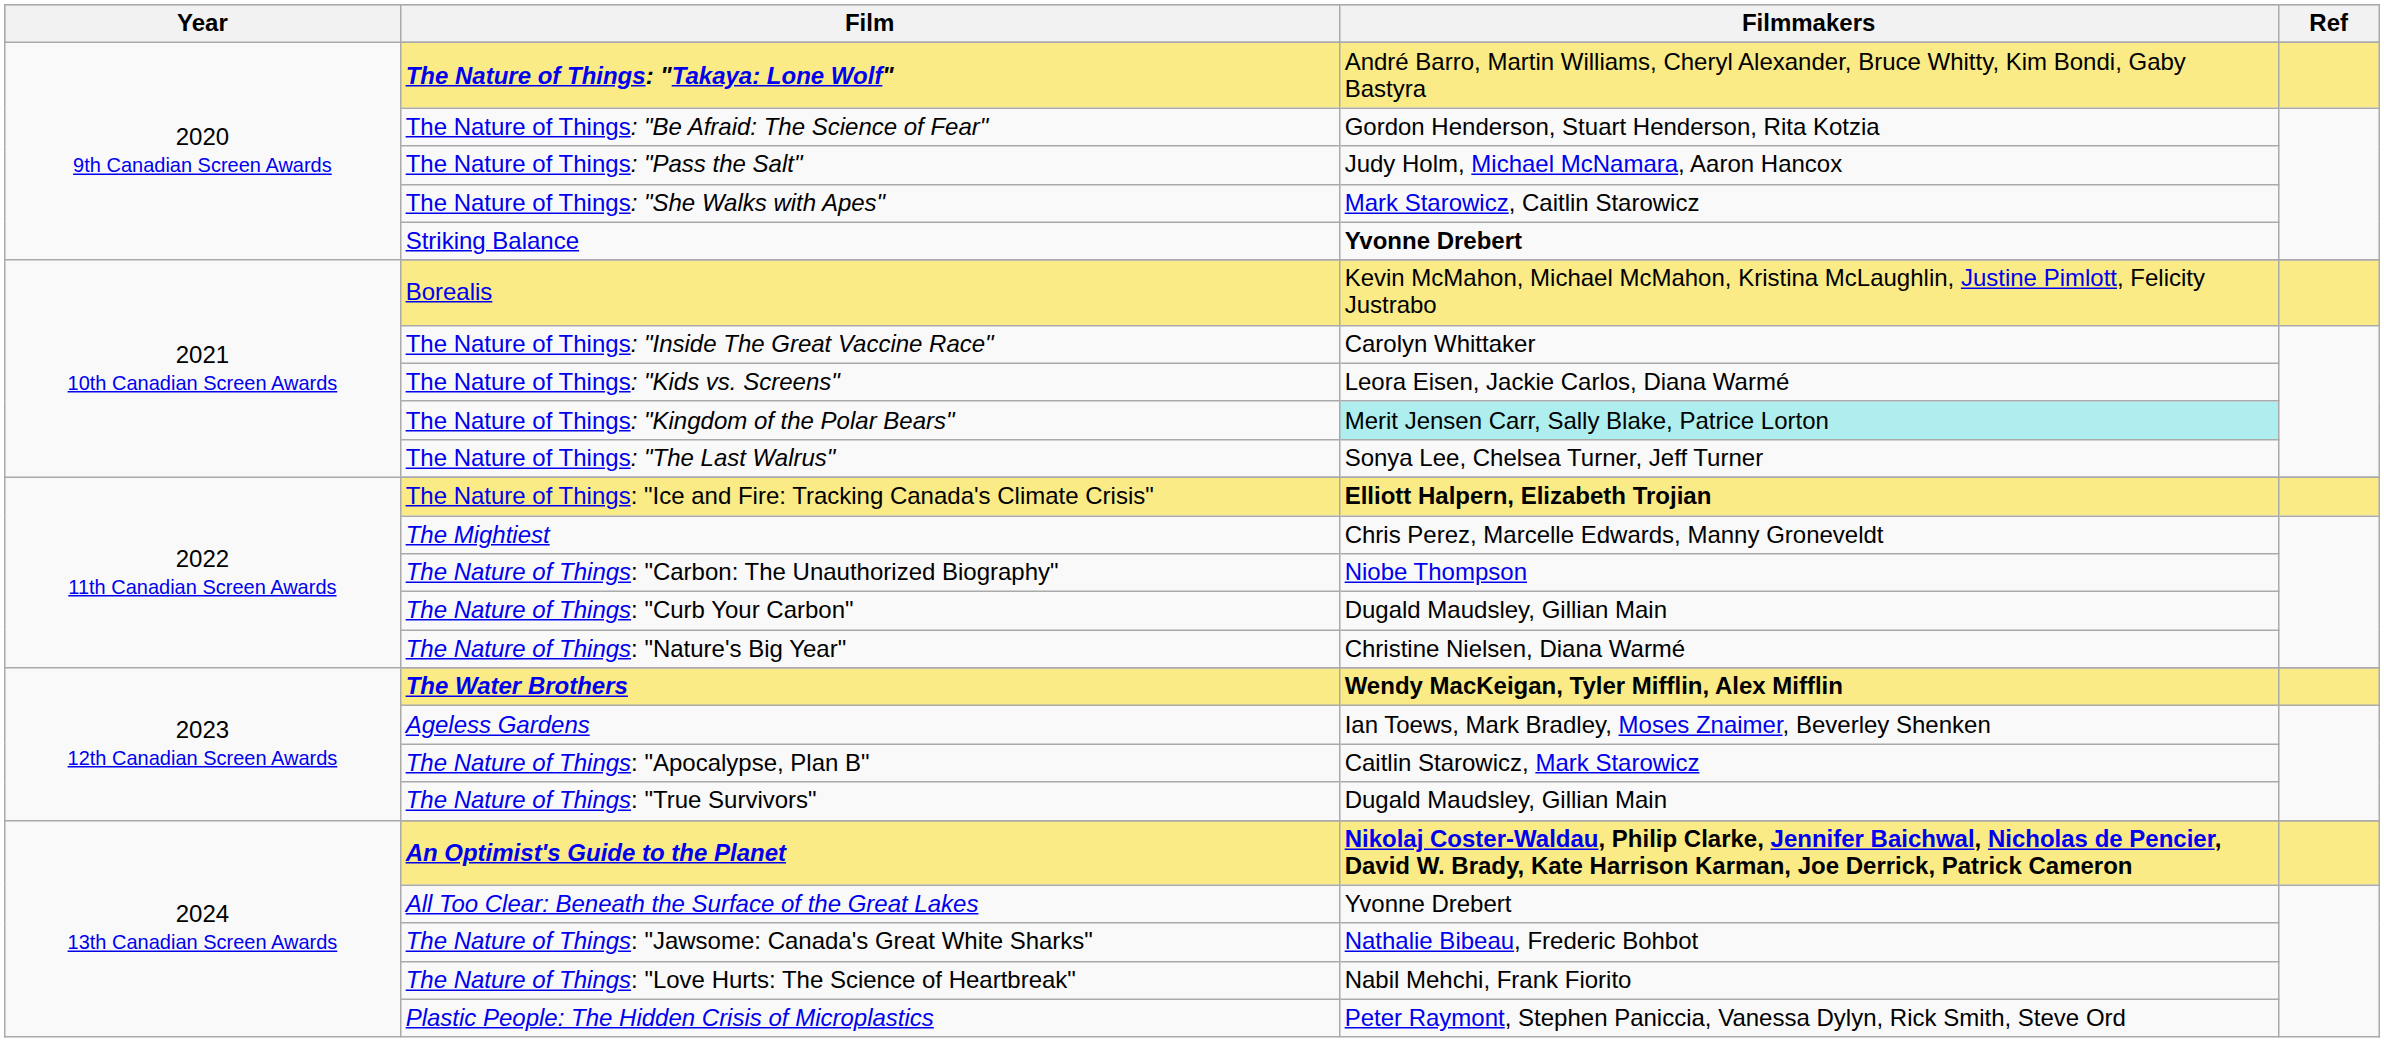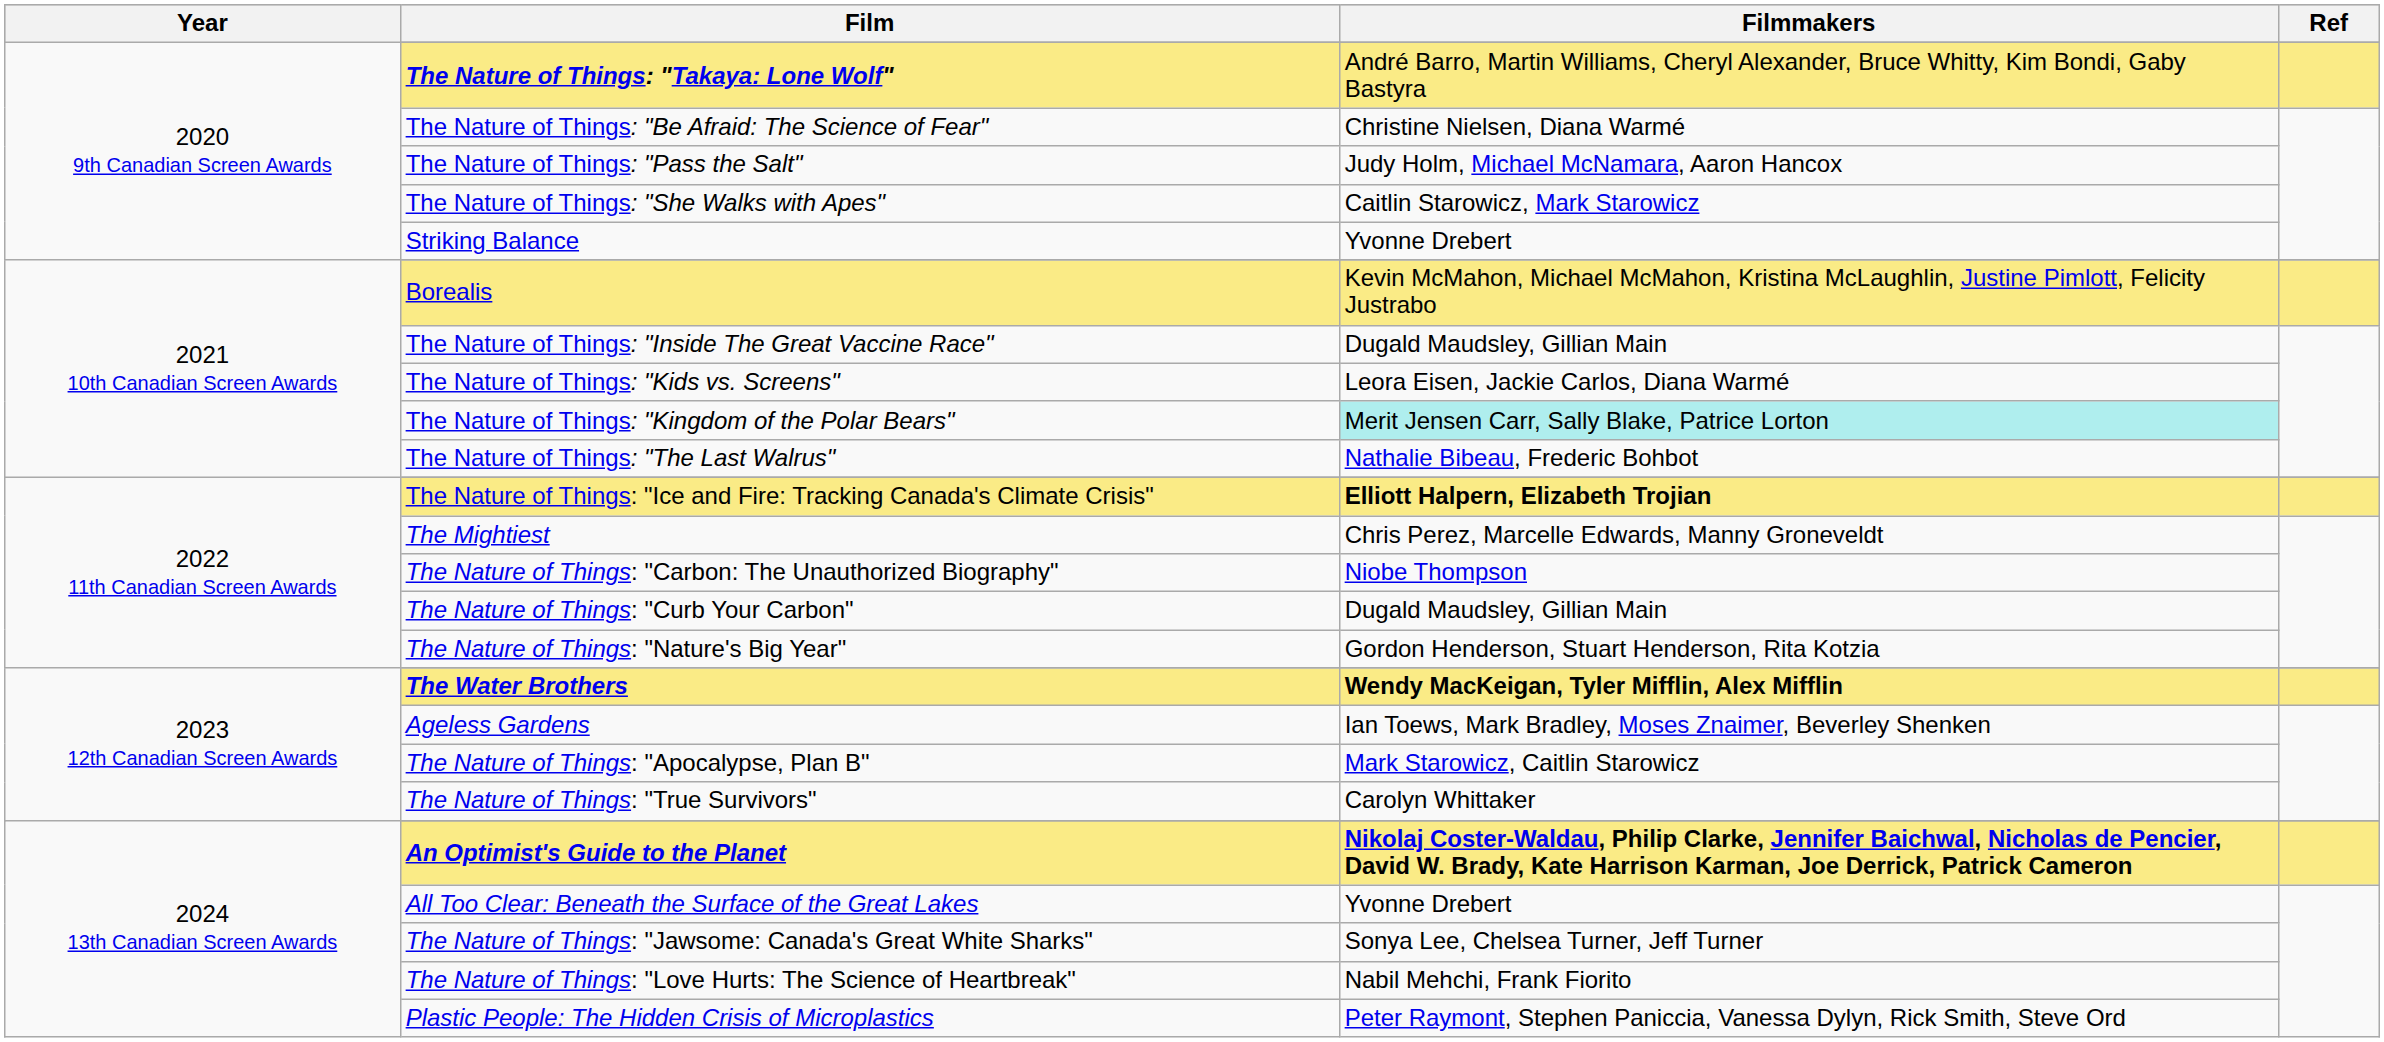(1612, 126) Gordon Henderson, Stuart Henderson, Rita Kotzia -> (1515, 126) Christine Nielsen, Diana Warmé
(1522, 202) Mark Starowicz, Caitlin Starowicz -> (1522, 202) Caitlin Starowicz, Mark Starowicz
(1433, 240) bold -> (1428, 240) normal
(1440, 343) Carolyn Whittaker -> (1506, 343) Dugald Maudsley, Gillian Main
(1554, 458) Sonya Lee, Chelsea Turner, Jeff Turner -> (1521, 458) Nathalie Bibeau, Frederic Bohbot
(1515, 648) Christine Nielsen, Diana Warmé -> (1612, 648) Gordon Henderson, Stuart Henderson, Rita Kotzia
(1522, 762) Caitlin Starowicz, Mark Starowicz -> (1522, 762) Mark Starowicz, Caitlin Starowicz
(1506, 800) Dugald Maudsley, Gillian Main -> (1440, 800) Carolyn Whittaker
(1521, 941) Nathalie Bibeau, Frederic Bohbot -> (1554, 941) Sonya Lee, Chelsea Turner, Jeff Turner
